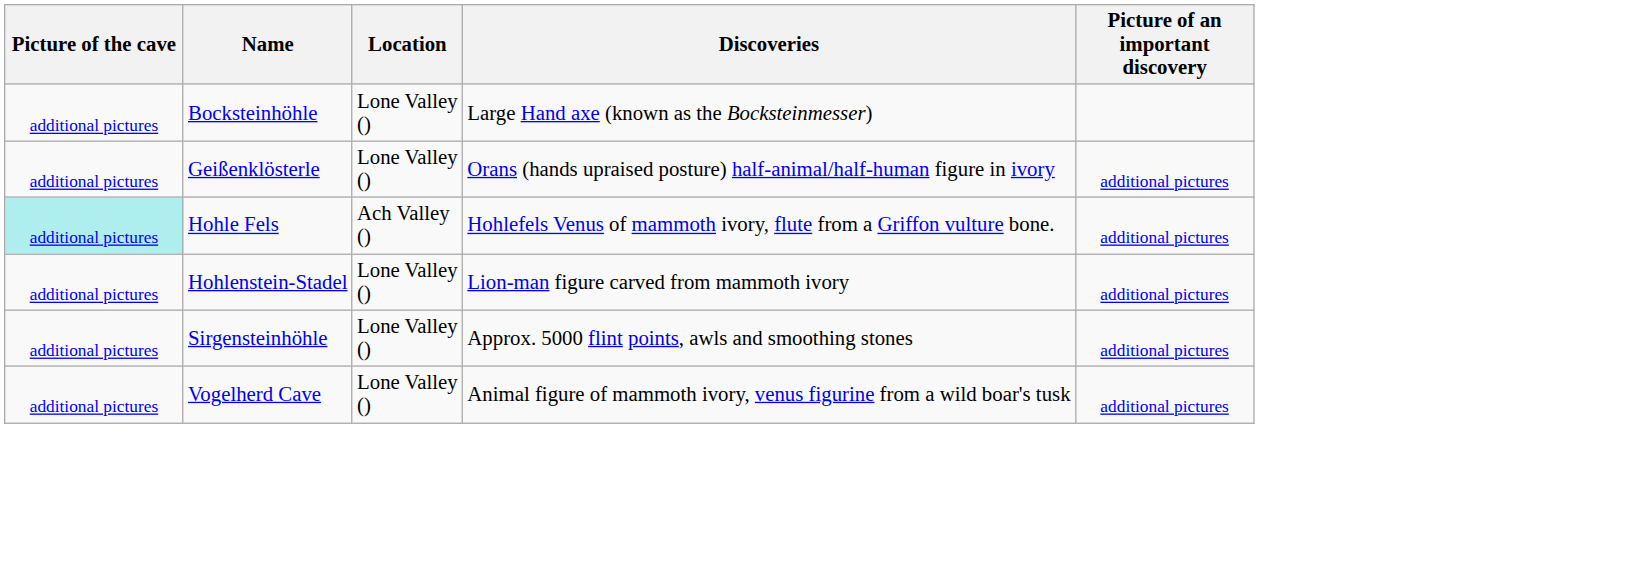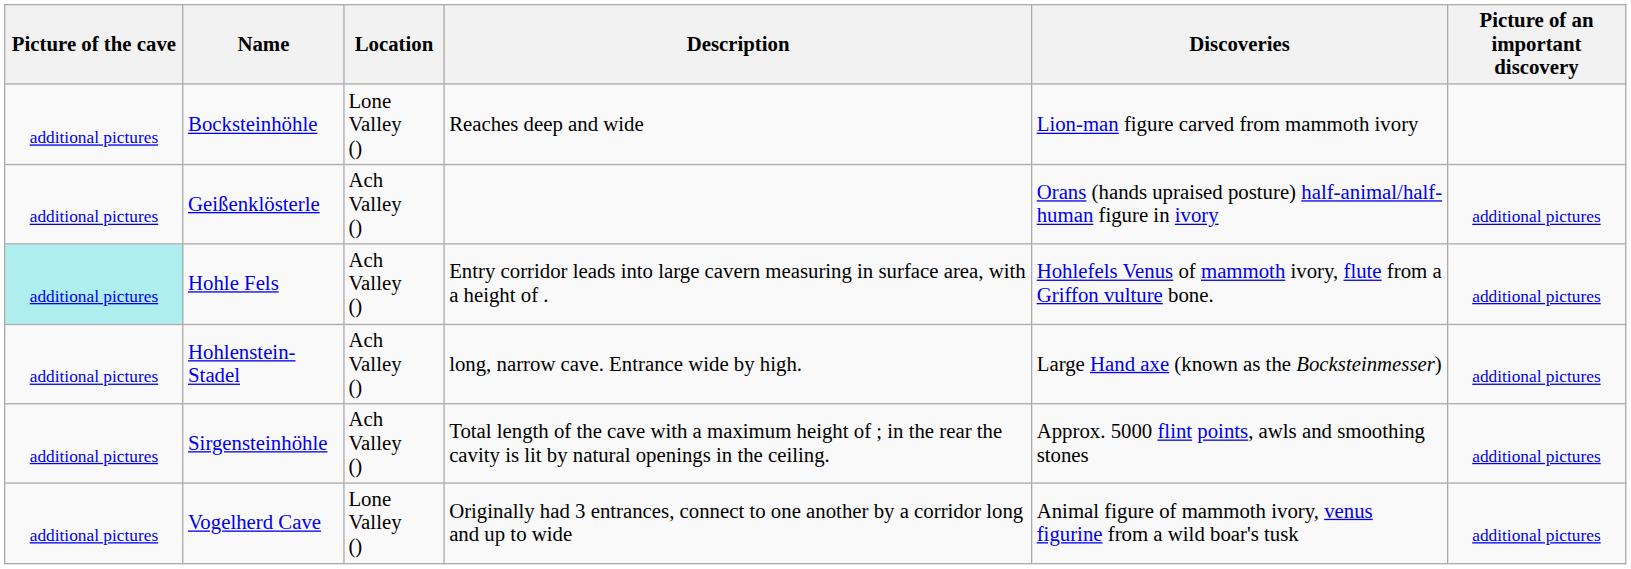+ column: (738, 44)
(670, 112) Large Hand axe (known as the Bocksteinmesser) -> (1228, 124) Lion-man figure carved from mammoth ivory
(407, 168) Lone Valley () -> (375, 203) Ach Valley ()
(407, 281) Lone Valley () -> (375, 363) Ach Valley ()
(658, 281) Lion-man figure carved from mammoth ivory -> (1239, 363) Large Hand axe (known as the Bocksteinmesser)
(407, 338) Lone Valley () -> (375, 443) Ach Valley ()
